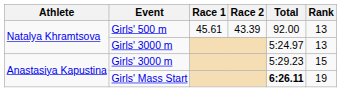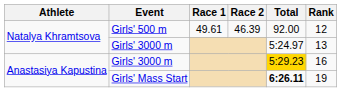(209, 29) 45.61 -> (209, 29) 49.61
(247, 29) 43.39 -> (247, 29) 46.39
(321, 29) 13 -> (321, 29) 12
(286, 62) no background -> (286, 62) gold background
(321, 62) 15 -> (321, 62) 16
